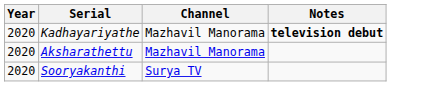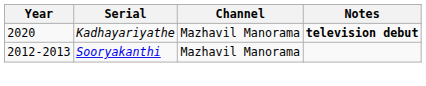- row: (87, 52)
(21, 71) 2020 -> (39, 52) 2012-2013
(173, 71) Surya TV -> (240, 52) Mazhavil Manorama
